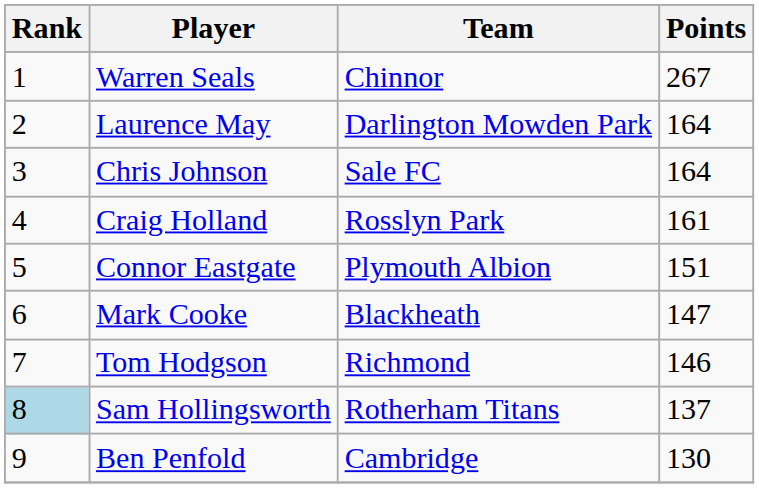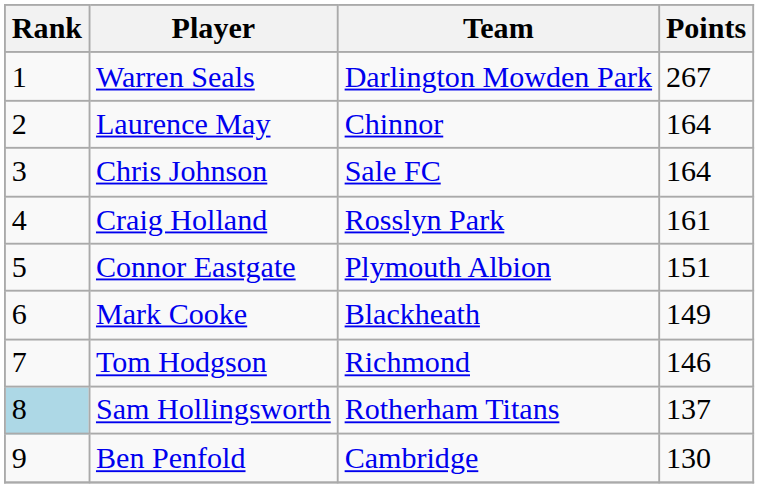(394, 76) Chinnor -> (498, 76) Darlington Mowden Park
(498, 123) Darlington Mowden Park -> (394, 123) Chinnor
(688, 314) 147 -> (688, 314) 149
